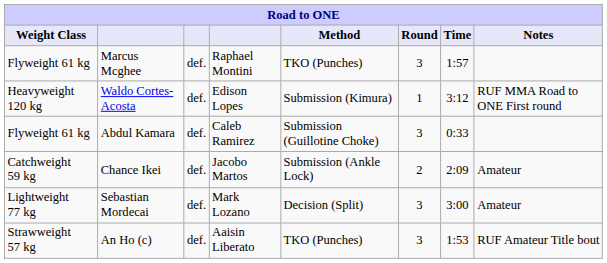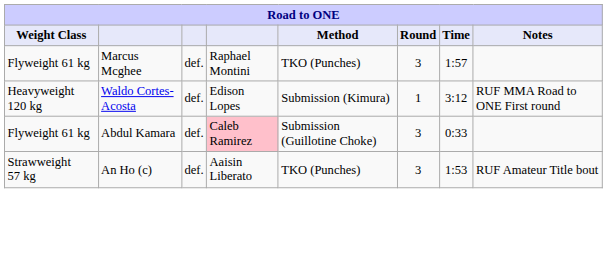(233, 134) no background -> (231, 134) pink background
- row: (131, 169)
- row: (125, 204)
